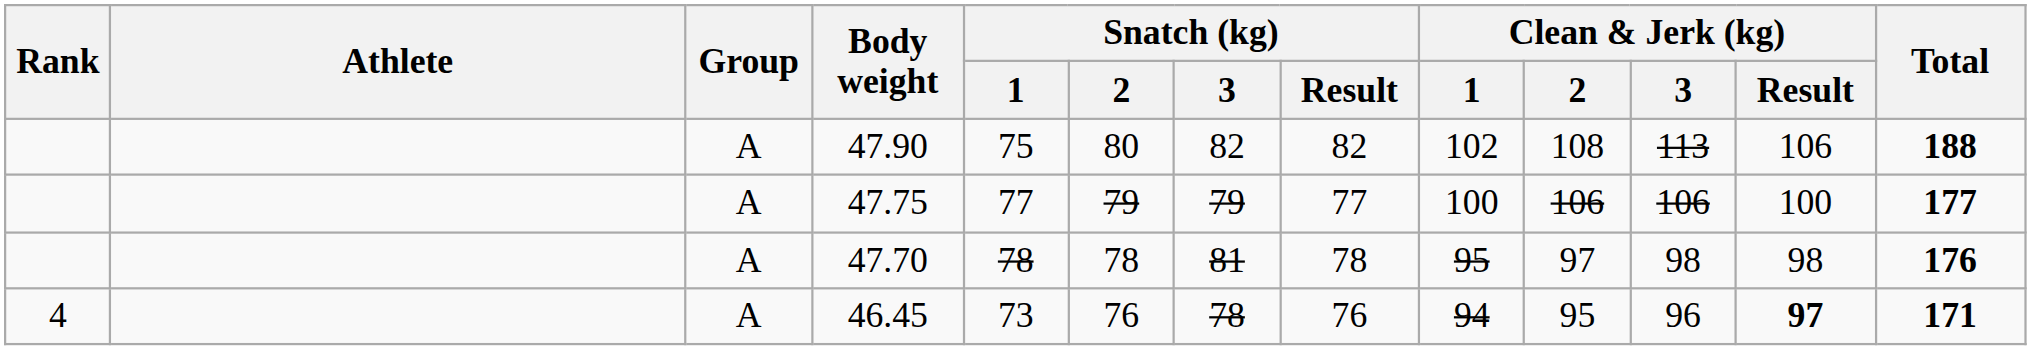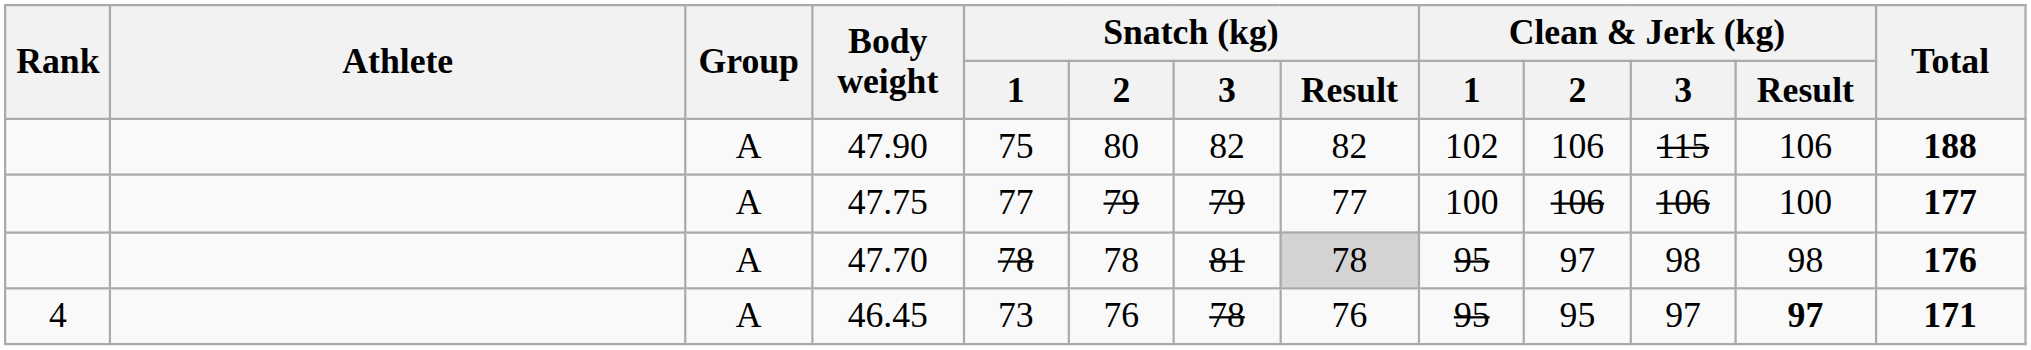(1577, 145) 108 -> (1577, 145) 106
(1683, 145) 113 -> (1683, 145) 115
(1349, 259) no background -> (1349, 259) lightgrey background
(1472, 315) 94 -> (1472, 315) 95
(1683, 315) 96 -> (1683, 315) 97
